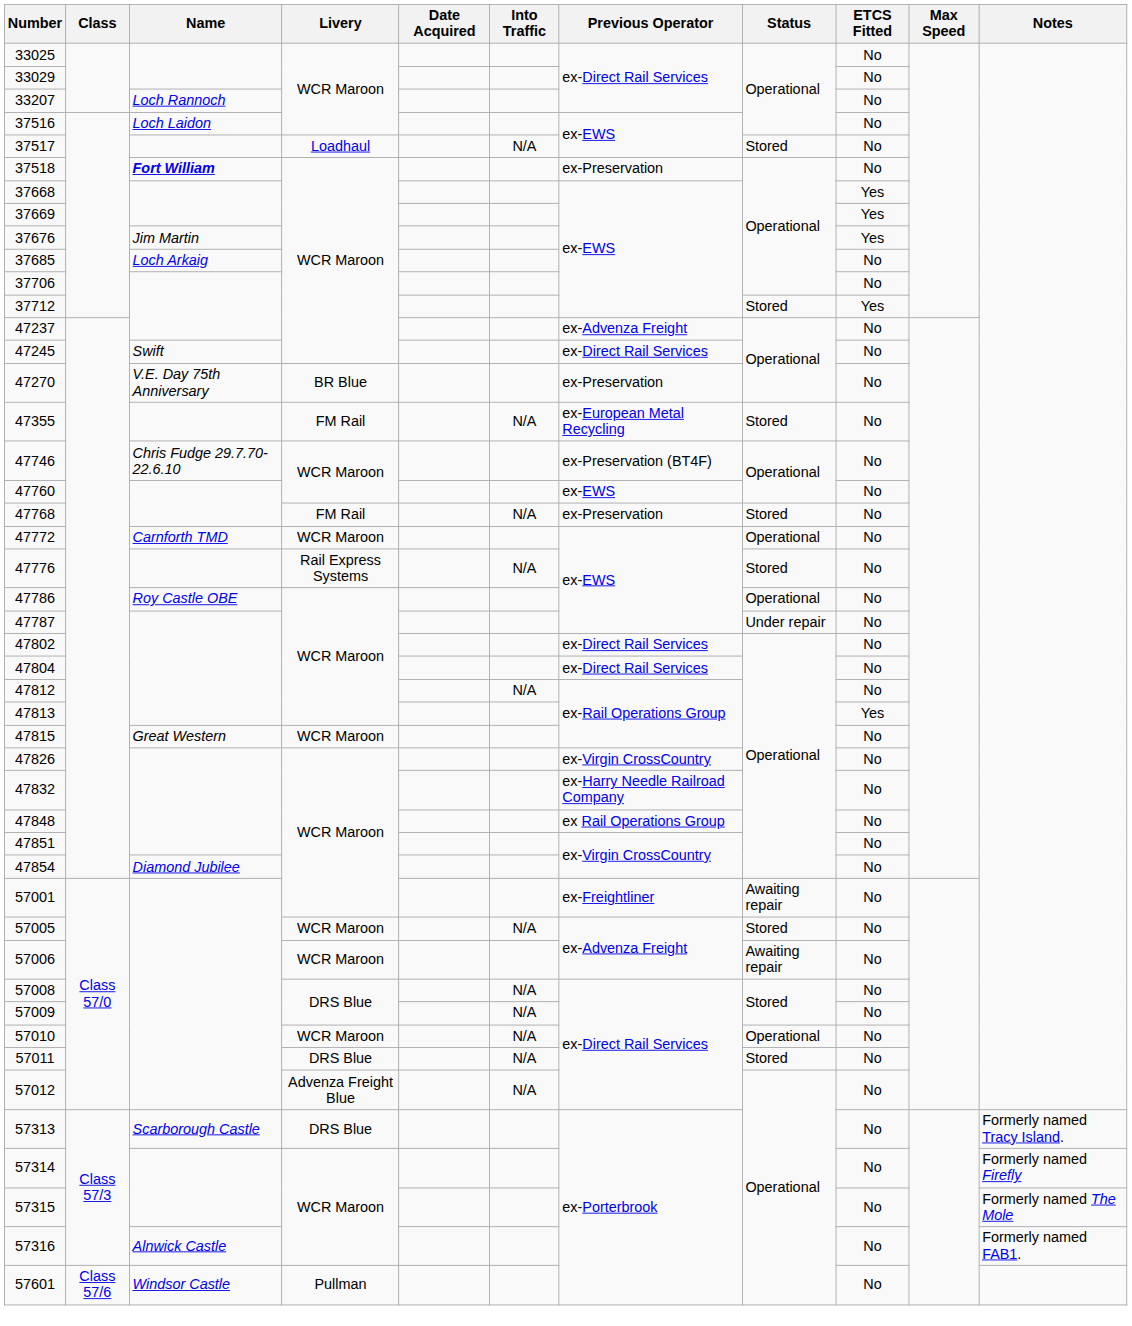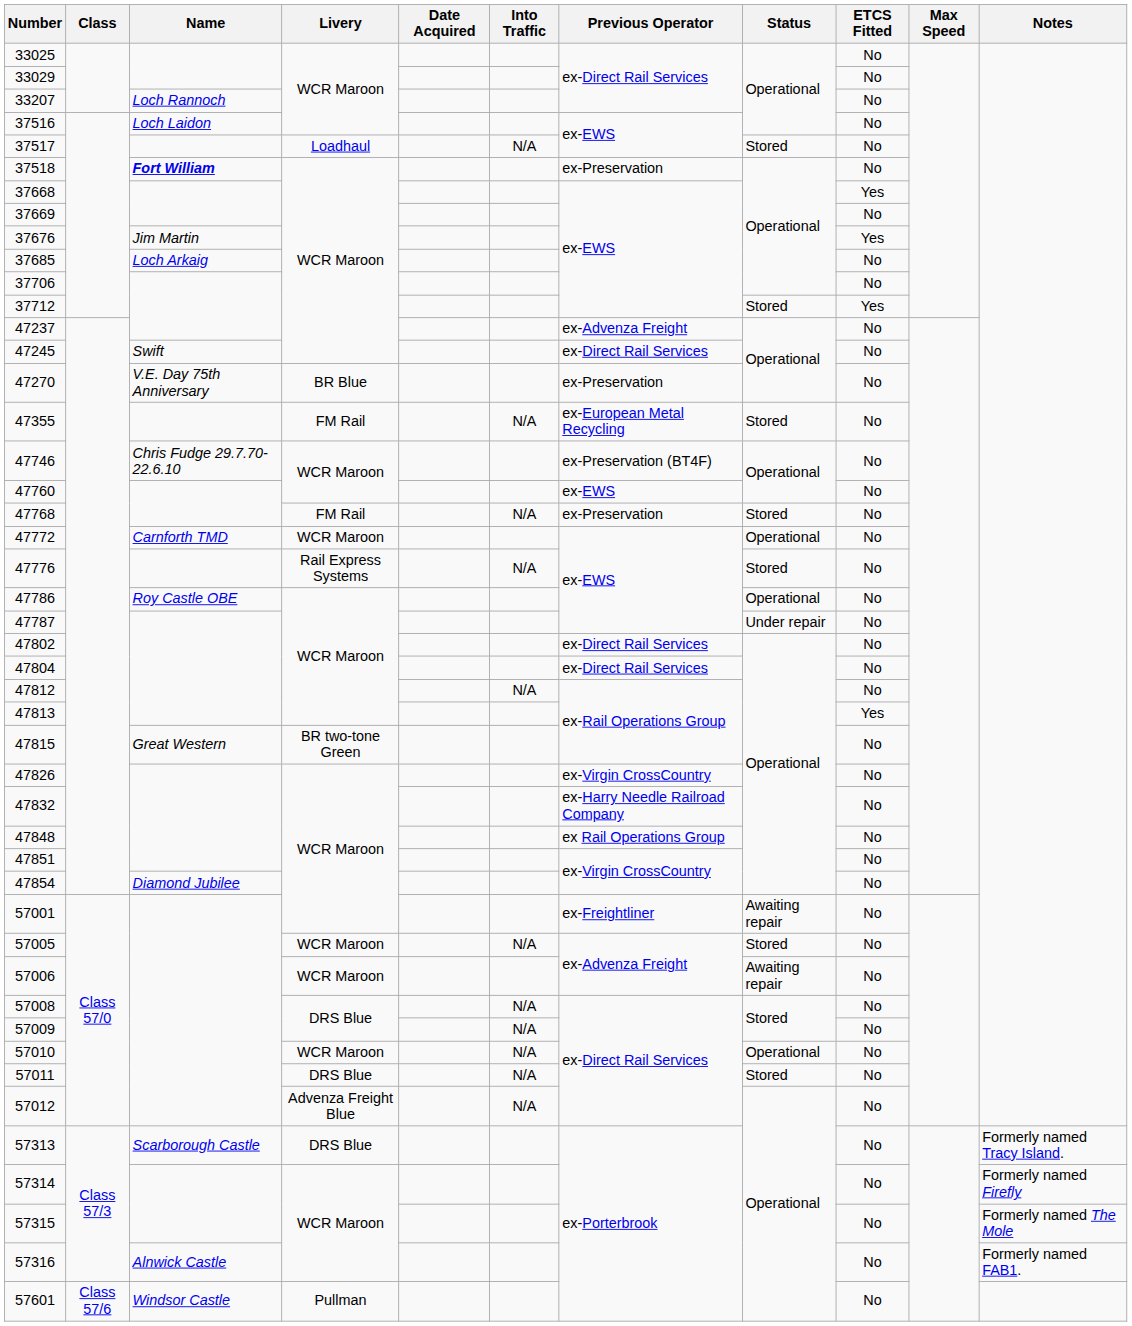(872, 214) Yes -> (872, 214) No
(341, 736) WCR Maroon -> (341, 744) BR two-tone Green
